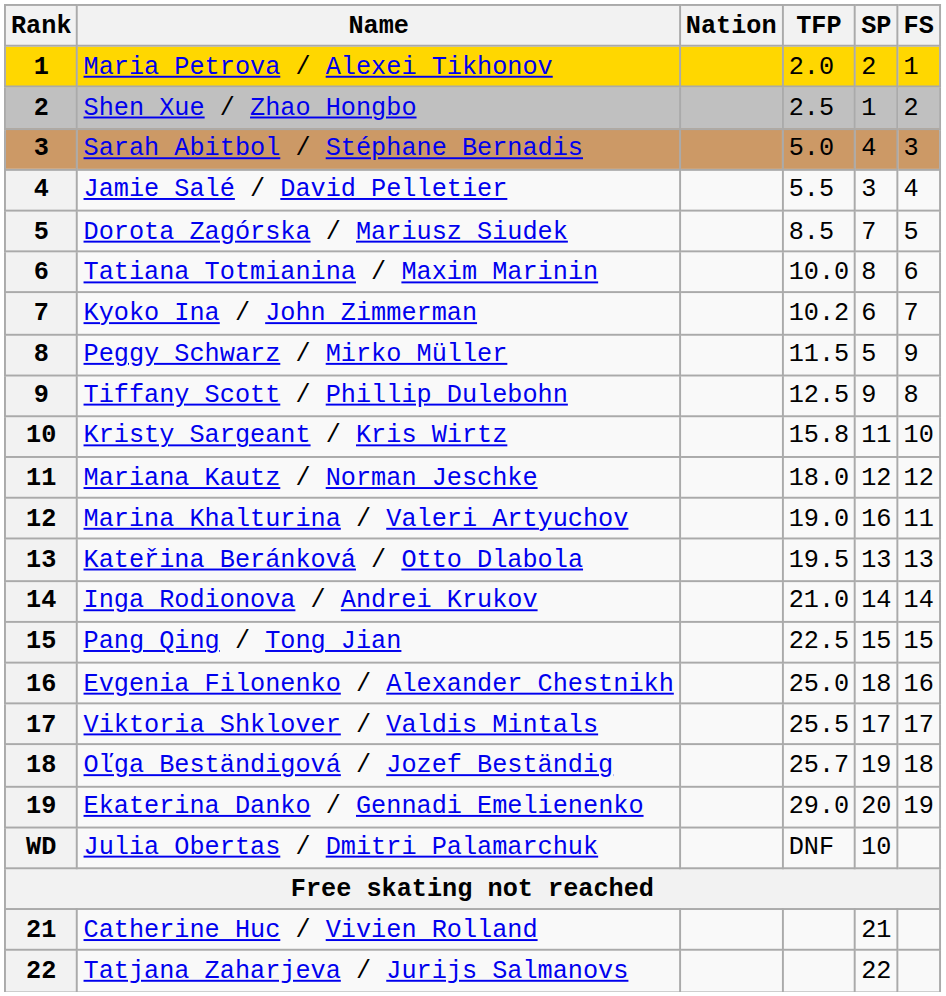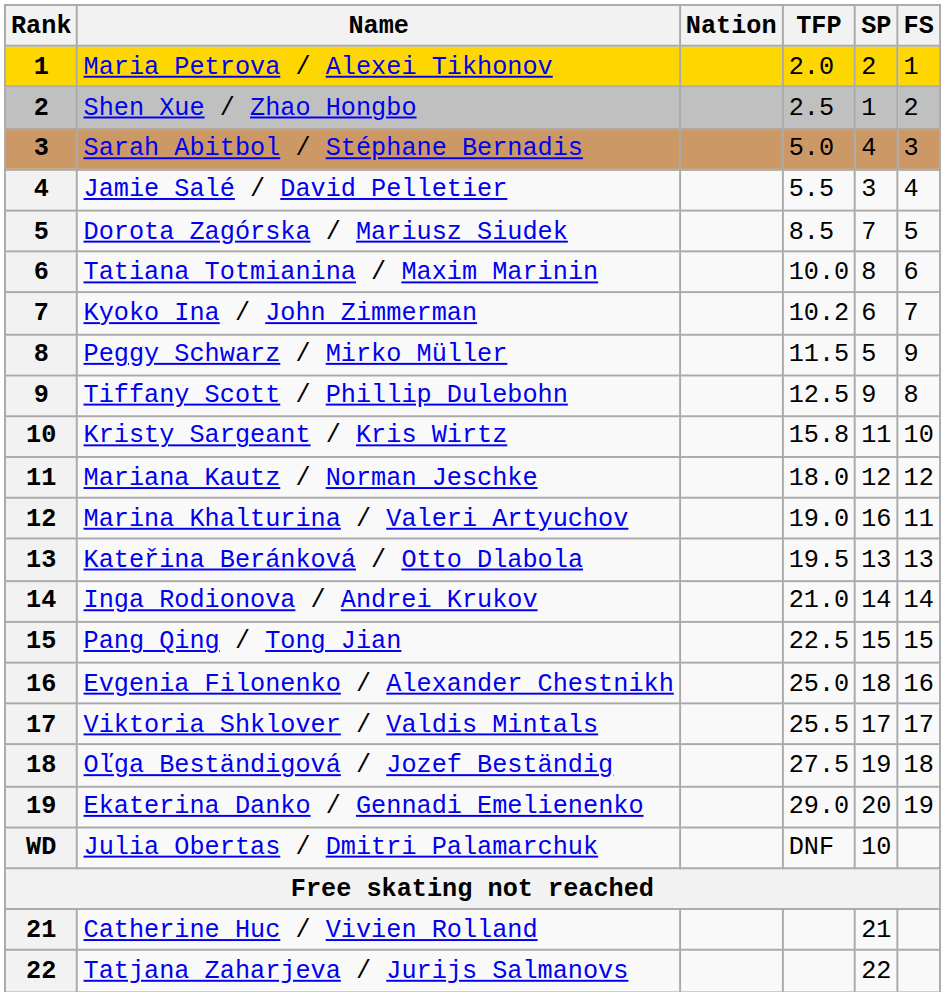(819, 765) 25.7 -> (819, 765) 27.5
